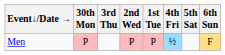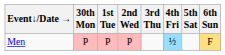columns swapped: (153, 19) <-> (109, 19)
